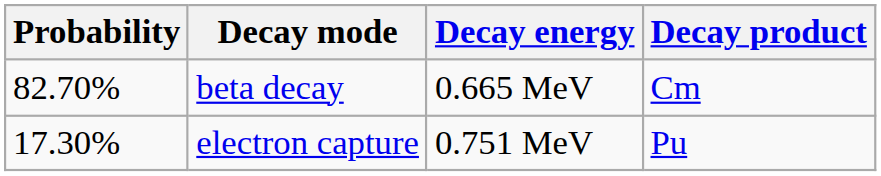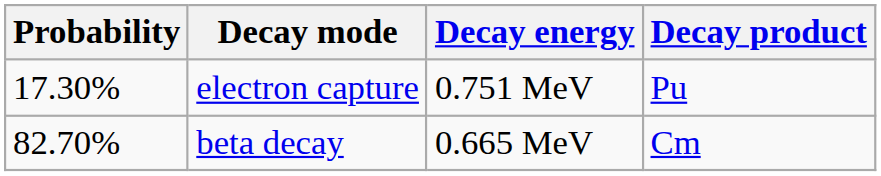rows swapped: (270, 87) <-> (308, 142)
